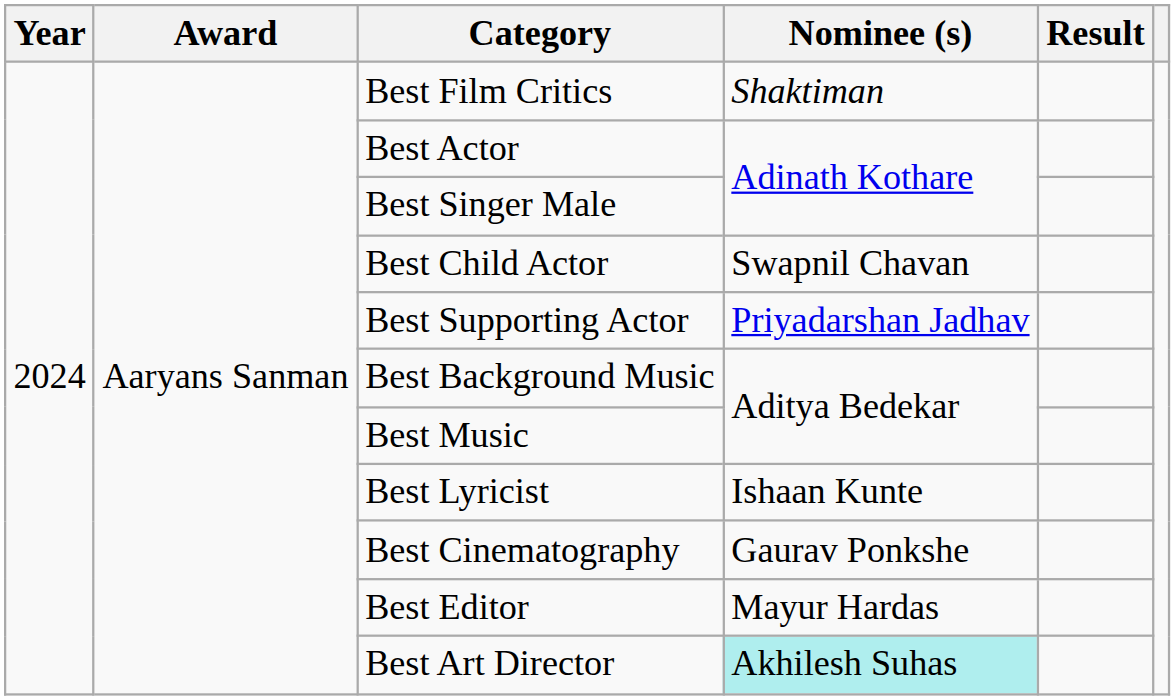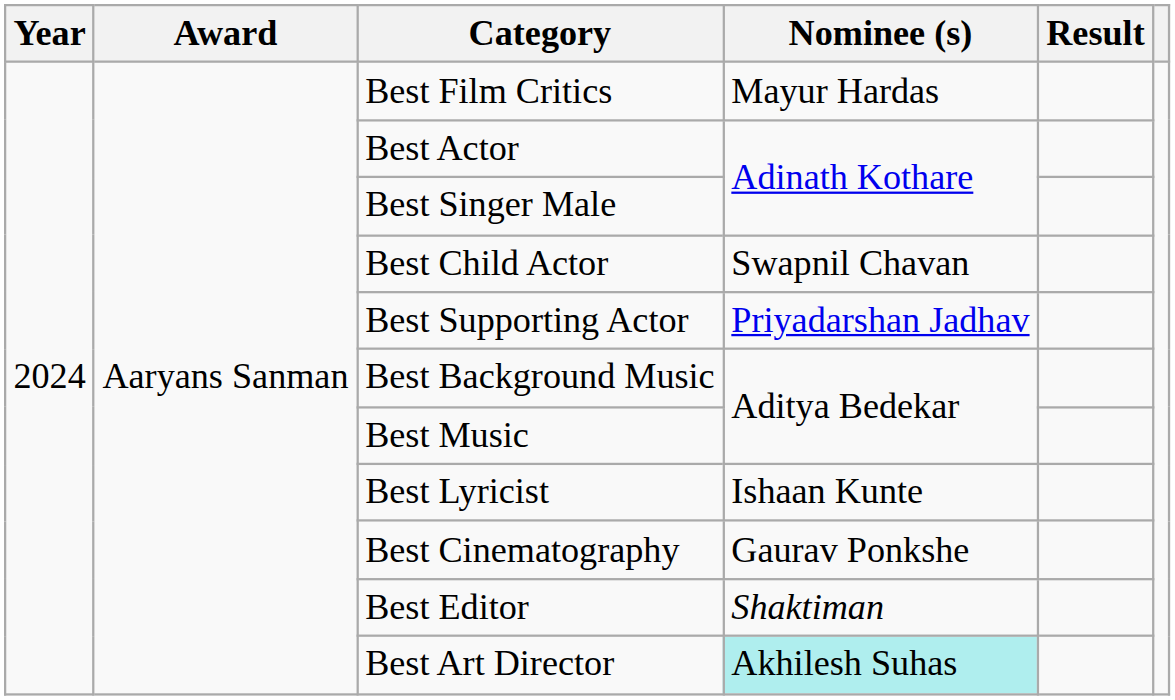(808, 90) Shaktiman -> (835, 90) Mayur Hardas
(835, 606) Mayur Hardas -> (808, 606) Shaktiman
